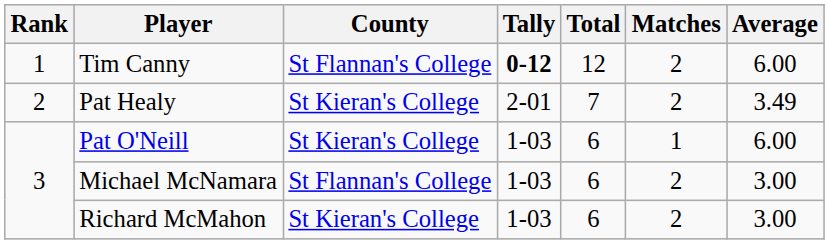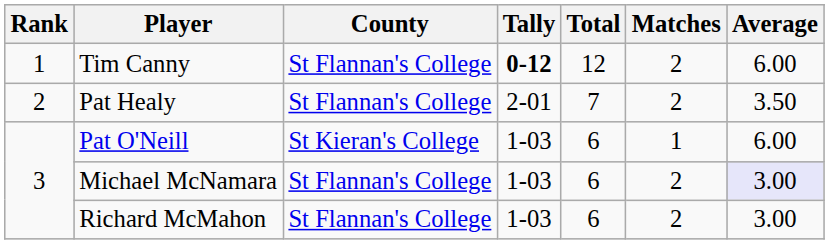(384, 102) St Kieran's College -> (390, 102) St Flannan's College
(775, 102) 3.49 -> (775, 102) 3.50
(775, 180) no background -> (775, 180) lavender background
(384, 219) St Kieran's College -> (390, 219) St Flannan's College
